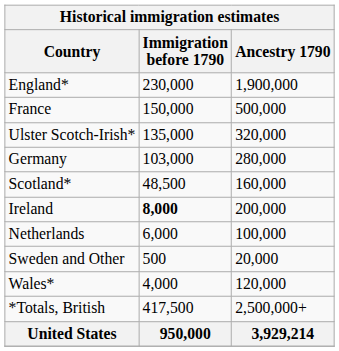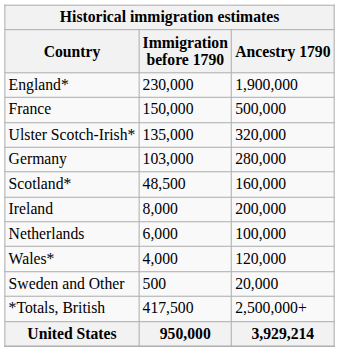(160, 209) bold -> (160, 209) normal
rows swapped: (32, 283) <-> (67, 259)
